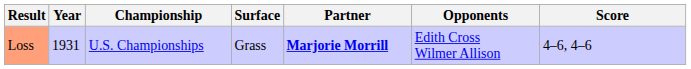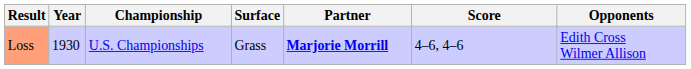columns swapped: (476, 15) <-> (613, 15)
(66, 45) 1931 -> (66, 45) 1930
